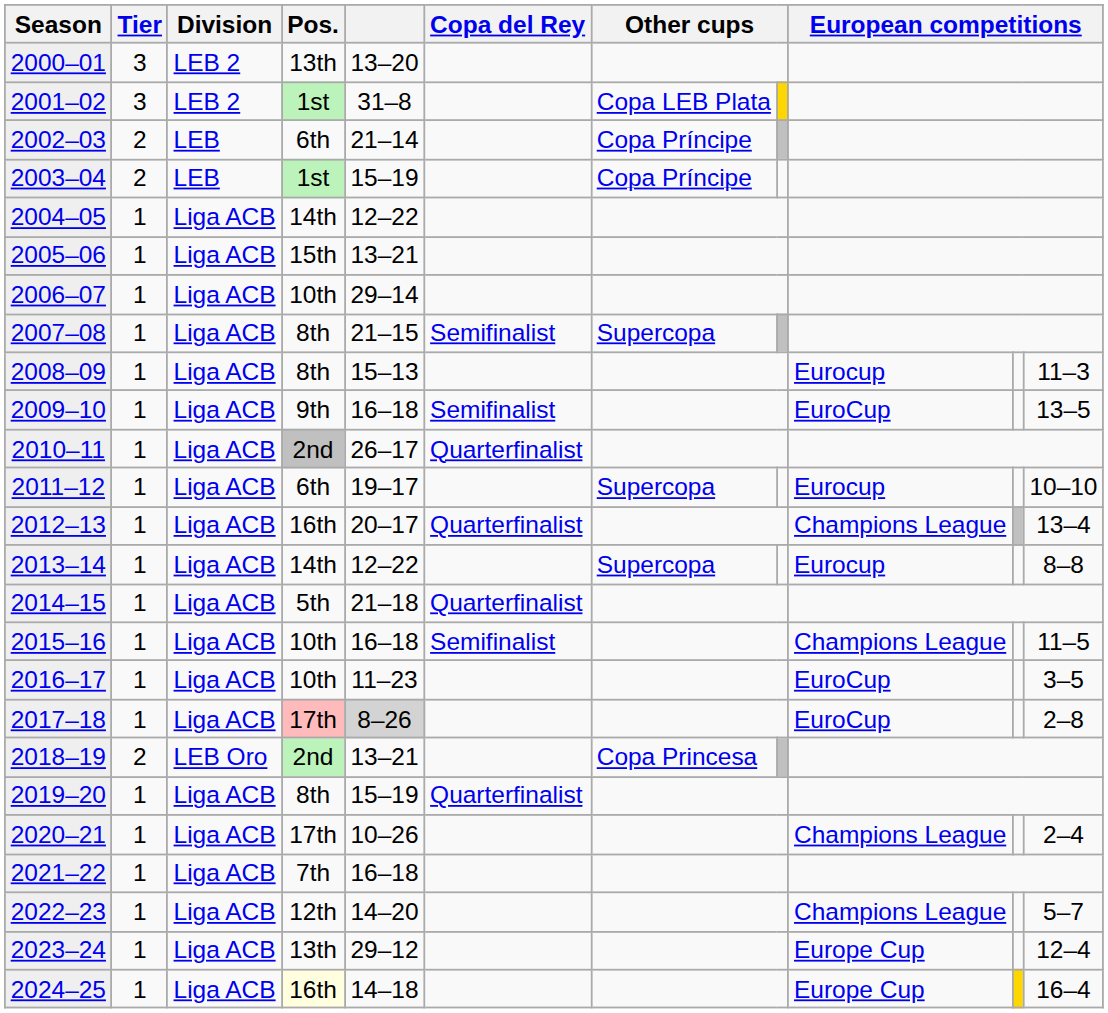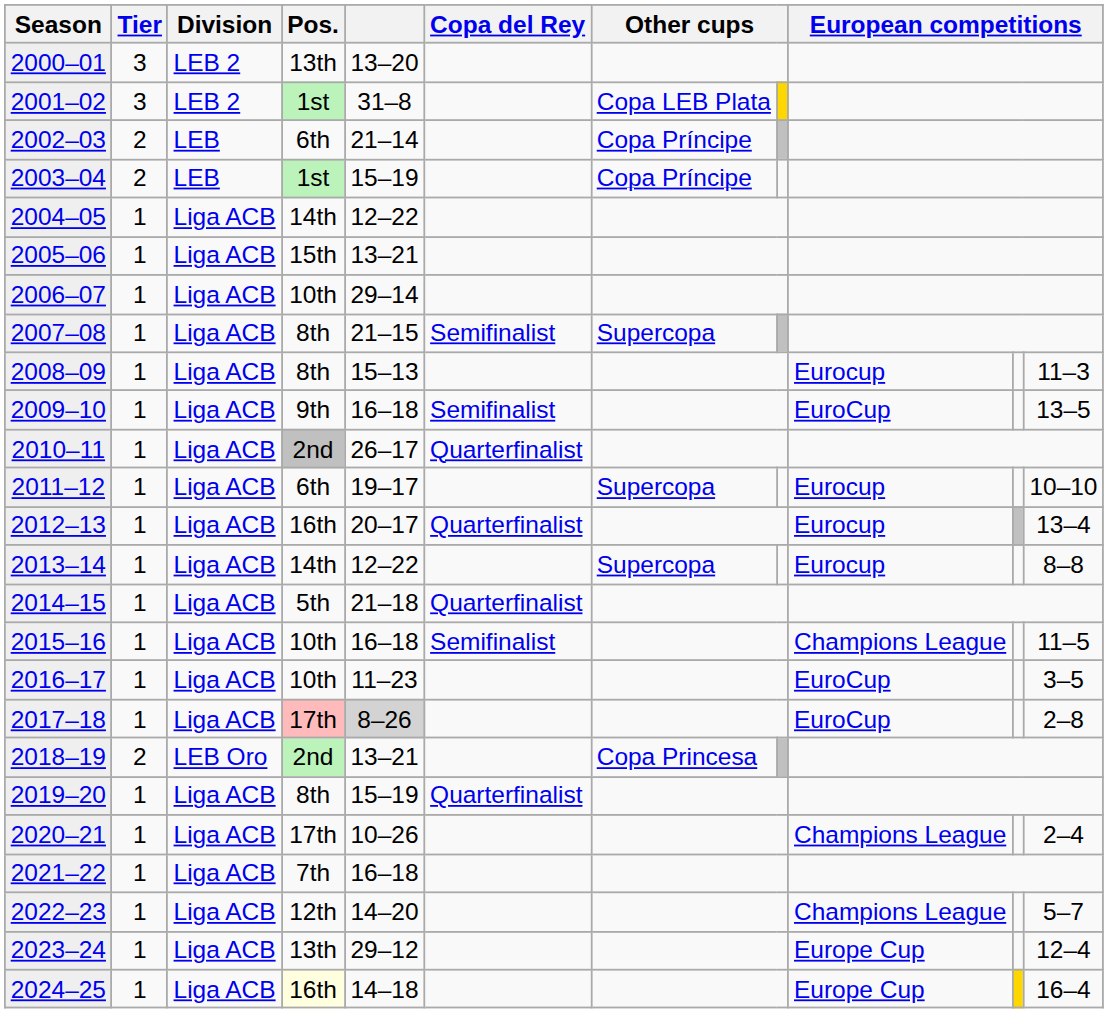(900, 525) Champions League -> (840, 525) Eurocup
